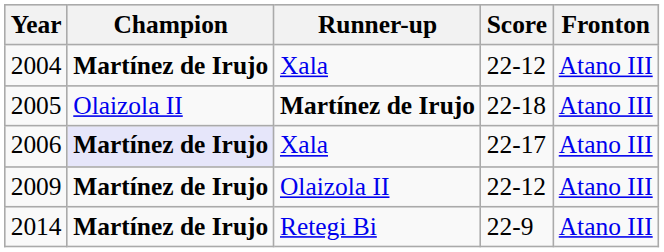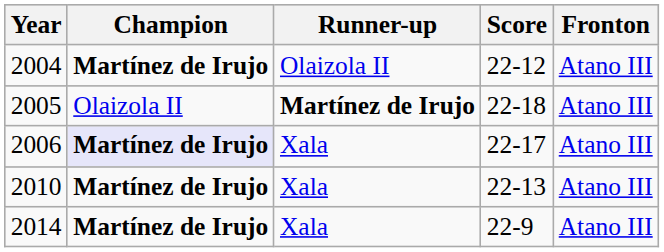(304, 65) Xala -> (335, 65) Olaizola II
- row: (36, 186)
+ row: (36, 186)
(328, 226) Retegi Bi -> (304, 226) Xala
